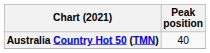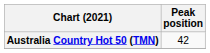(183, 40) 40 -> (183, 40) 42
